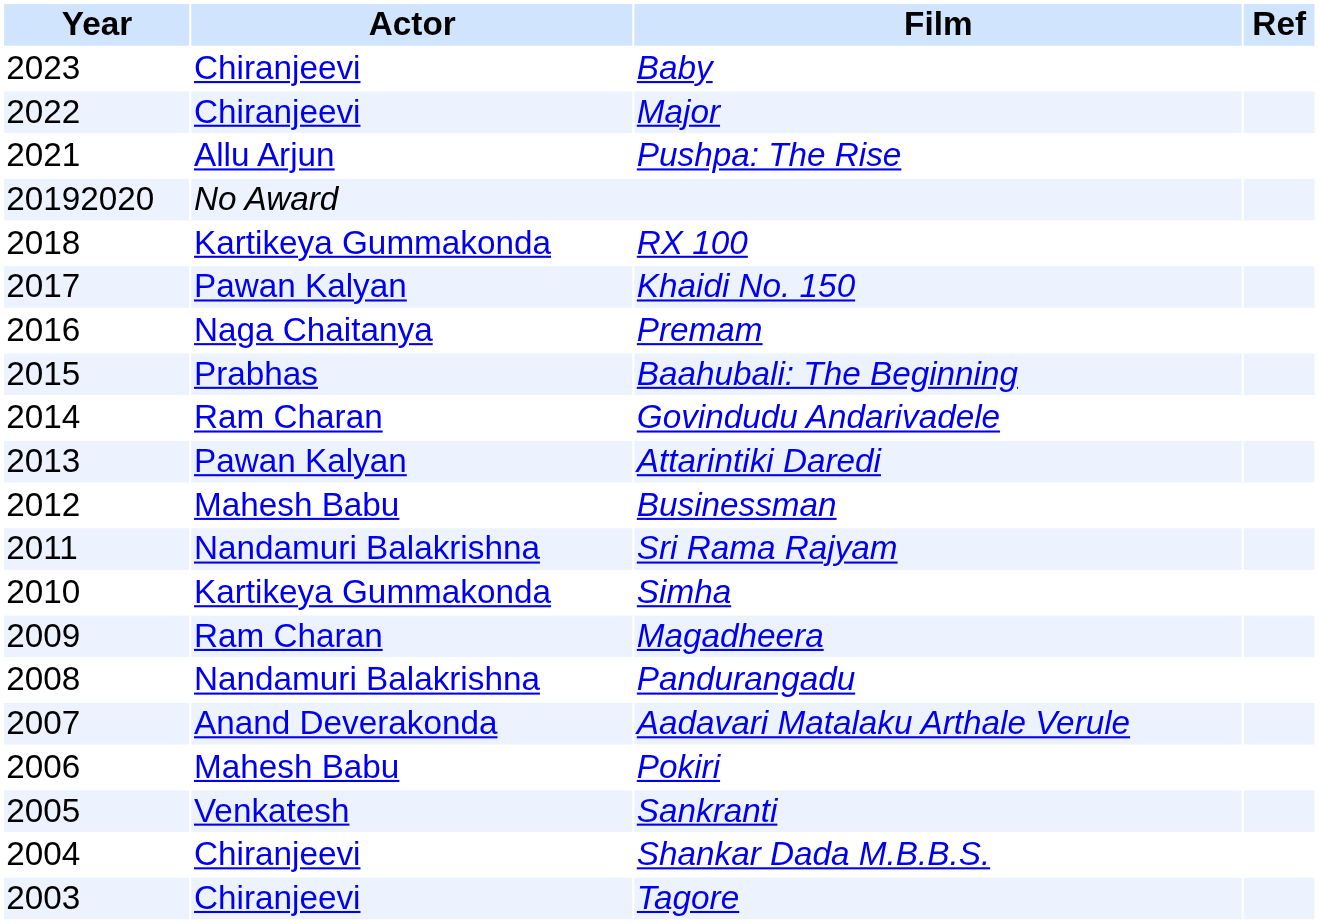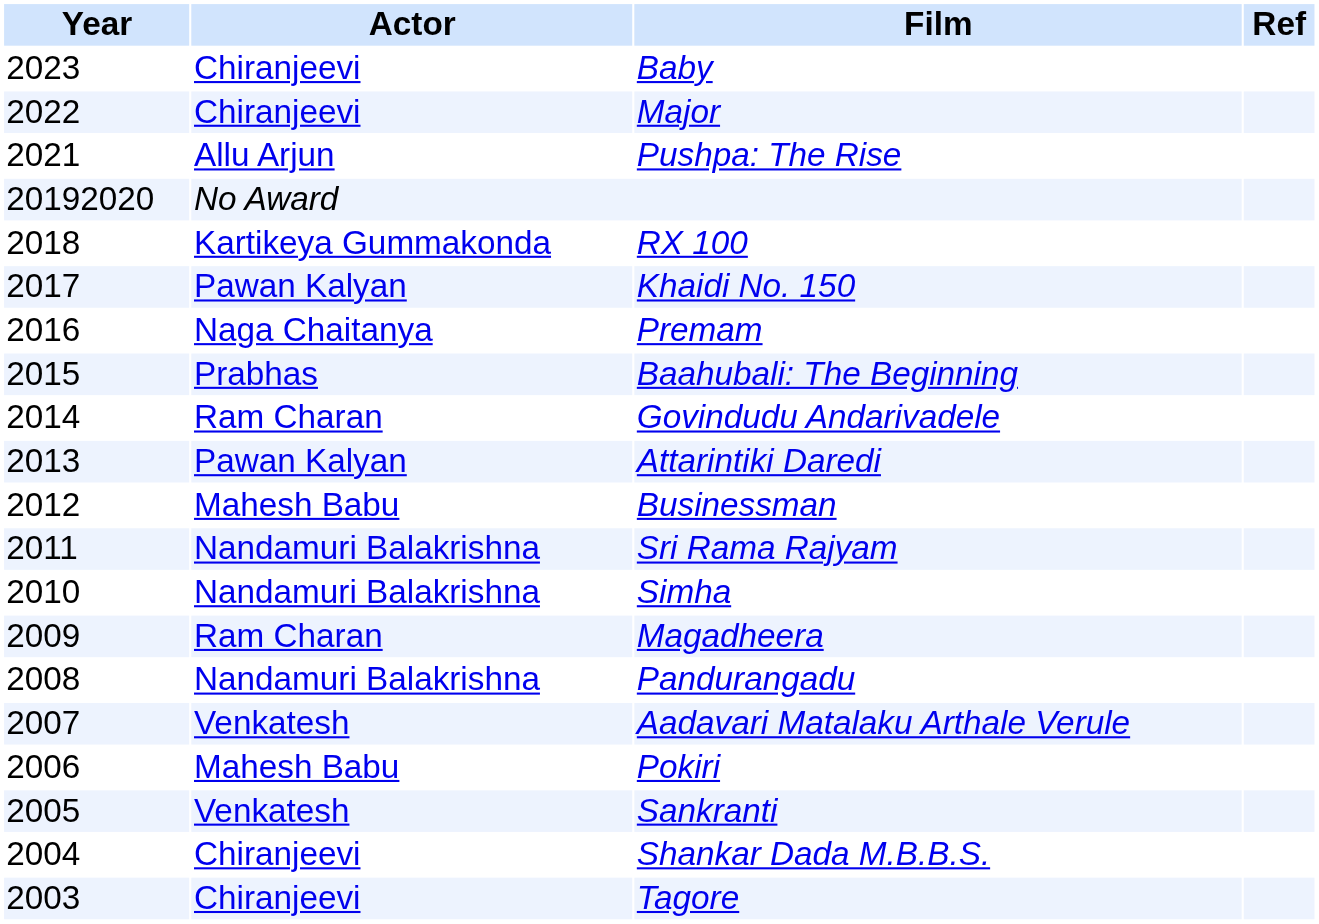(373, 592) Kartikeya Gummakonda -> (367, 592) Nandamuri Balakrishna
(346, 723) Anand Deverakonda -> (272, 723) Venkatesh
